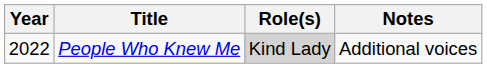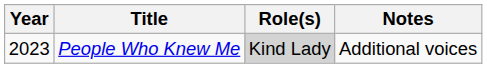(29, 48) 2022 -> (29, 48) 2023
